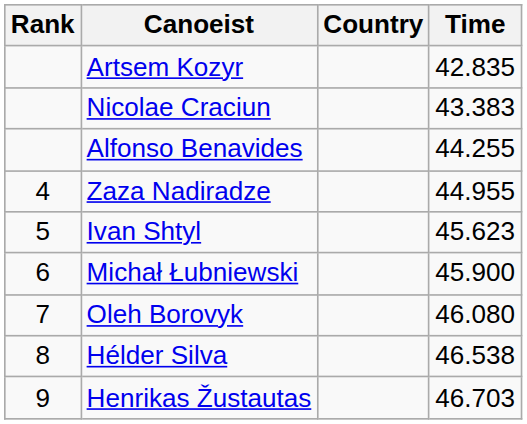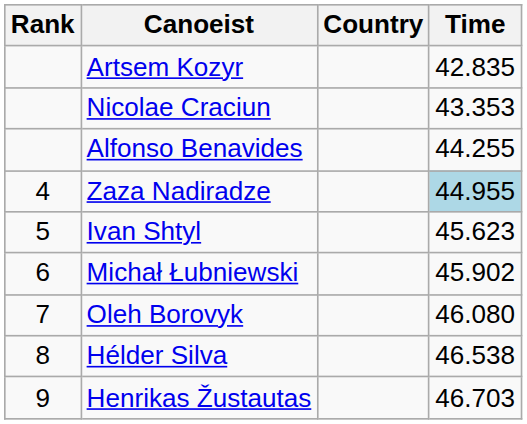(475, 107) 43.383 -> (475, 107) 43.353
(475, 190) no background -> (475, 190) lightblue background
(475, 273) 45.900 -> (475, 273) 45.902
